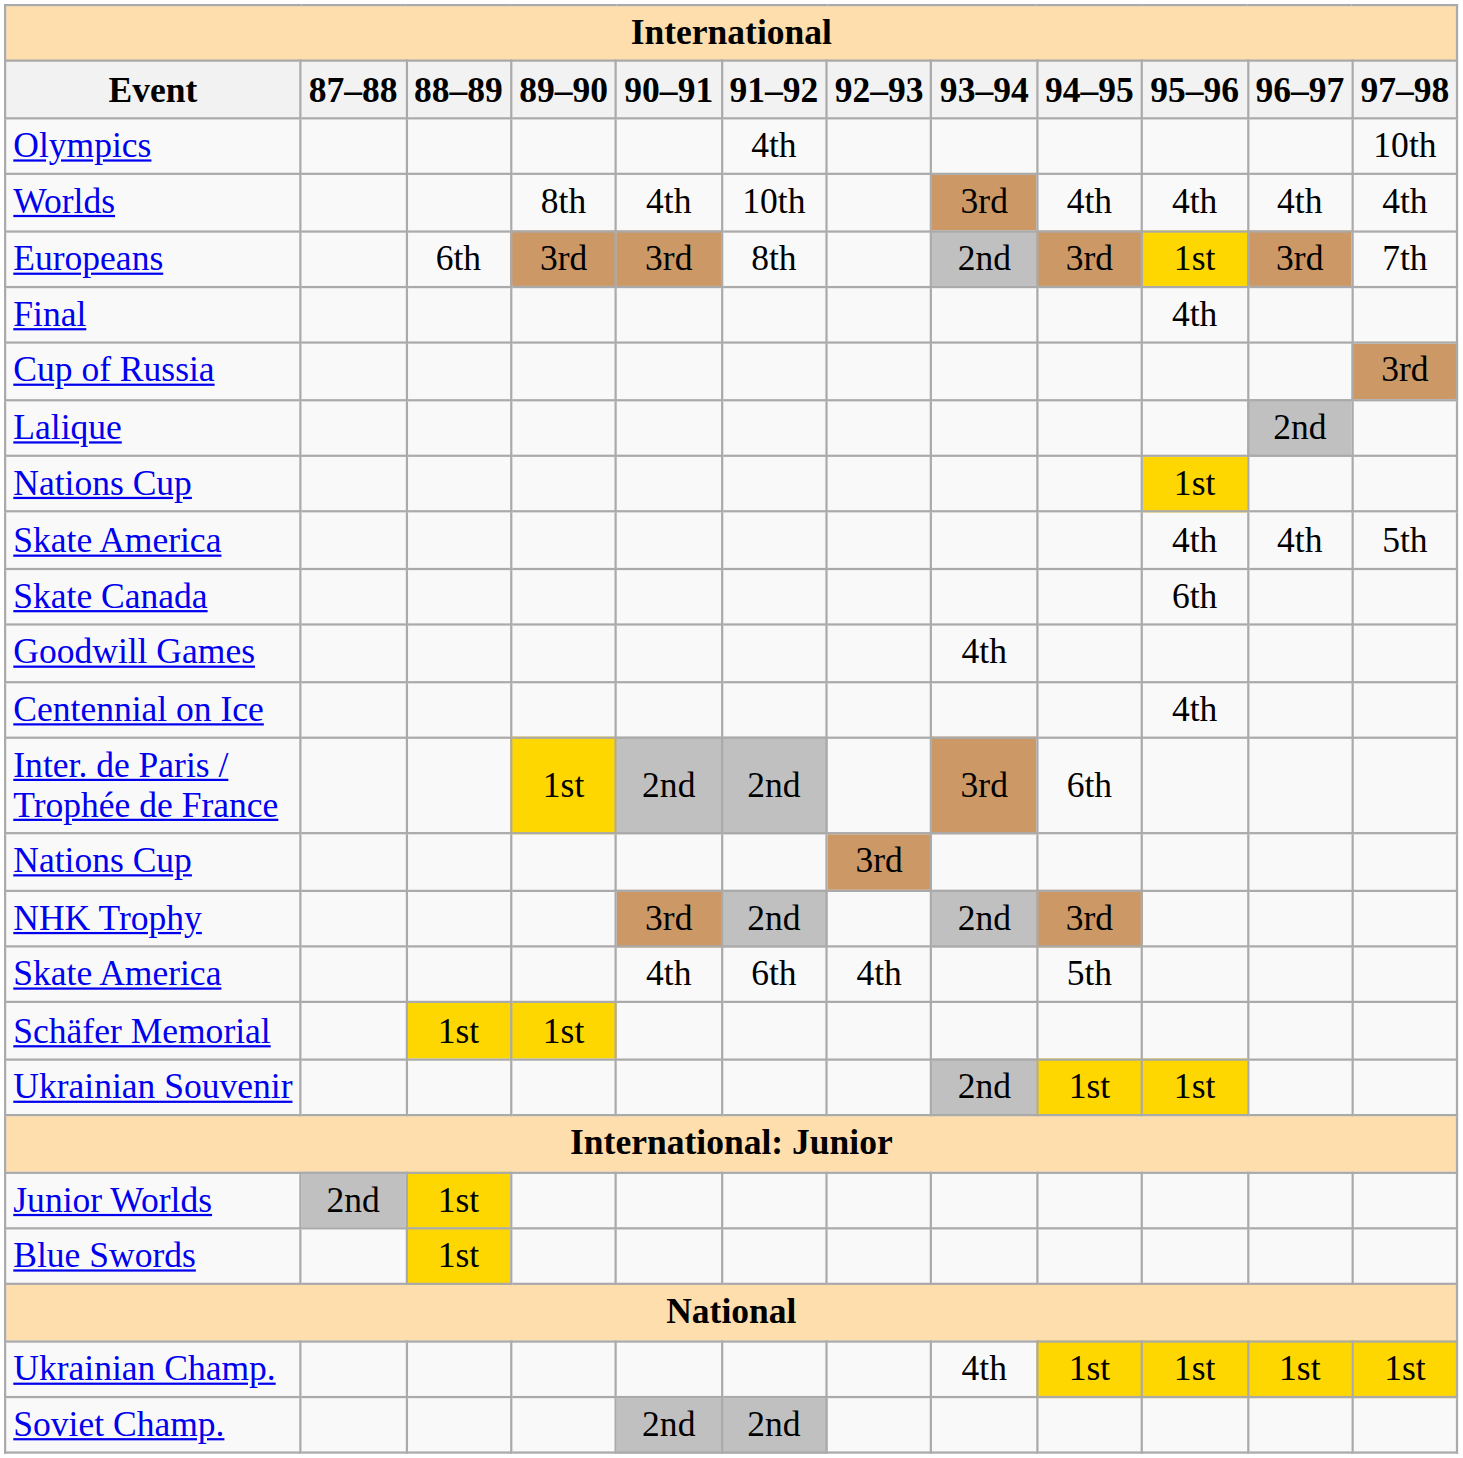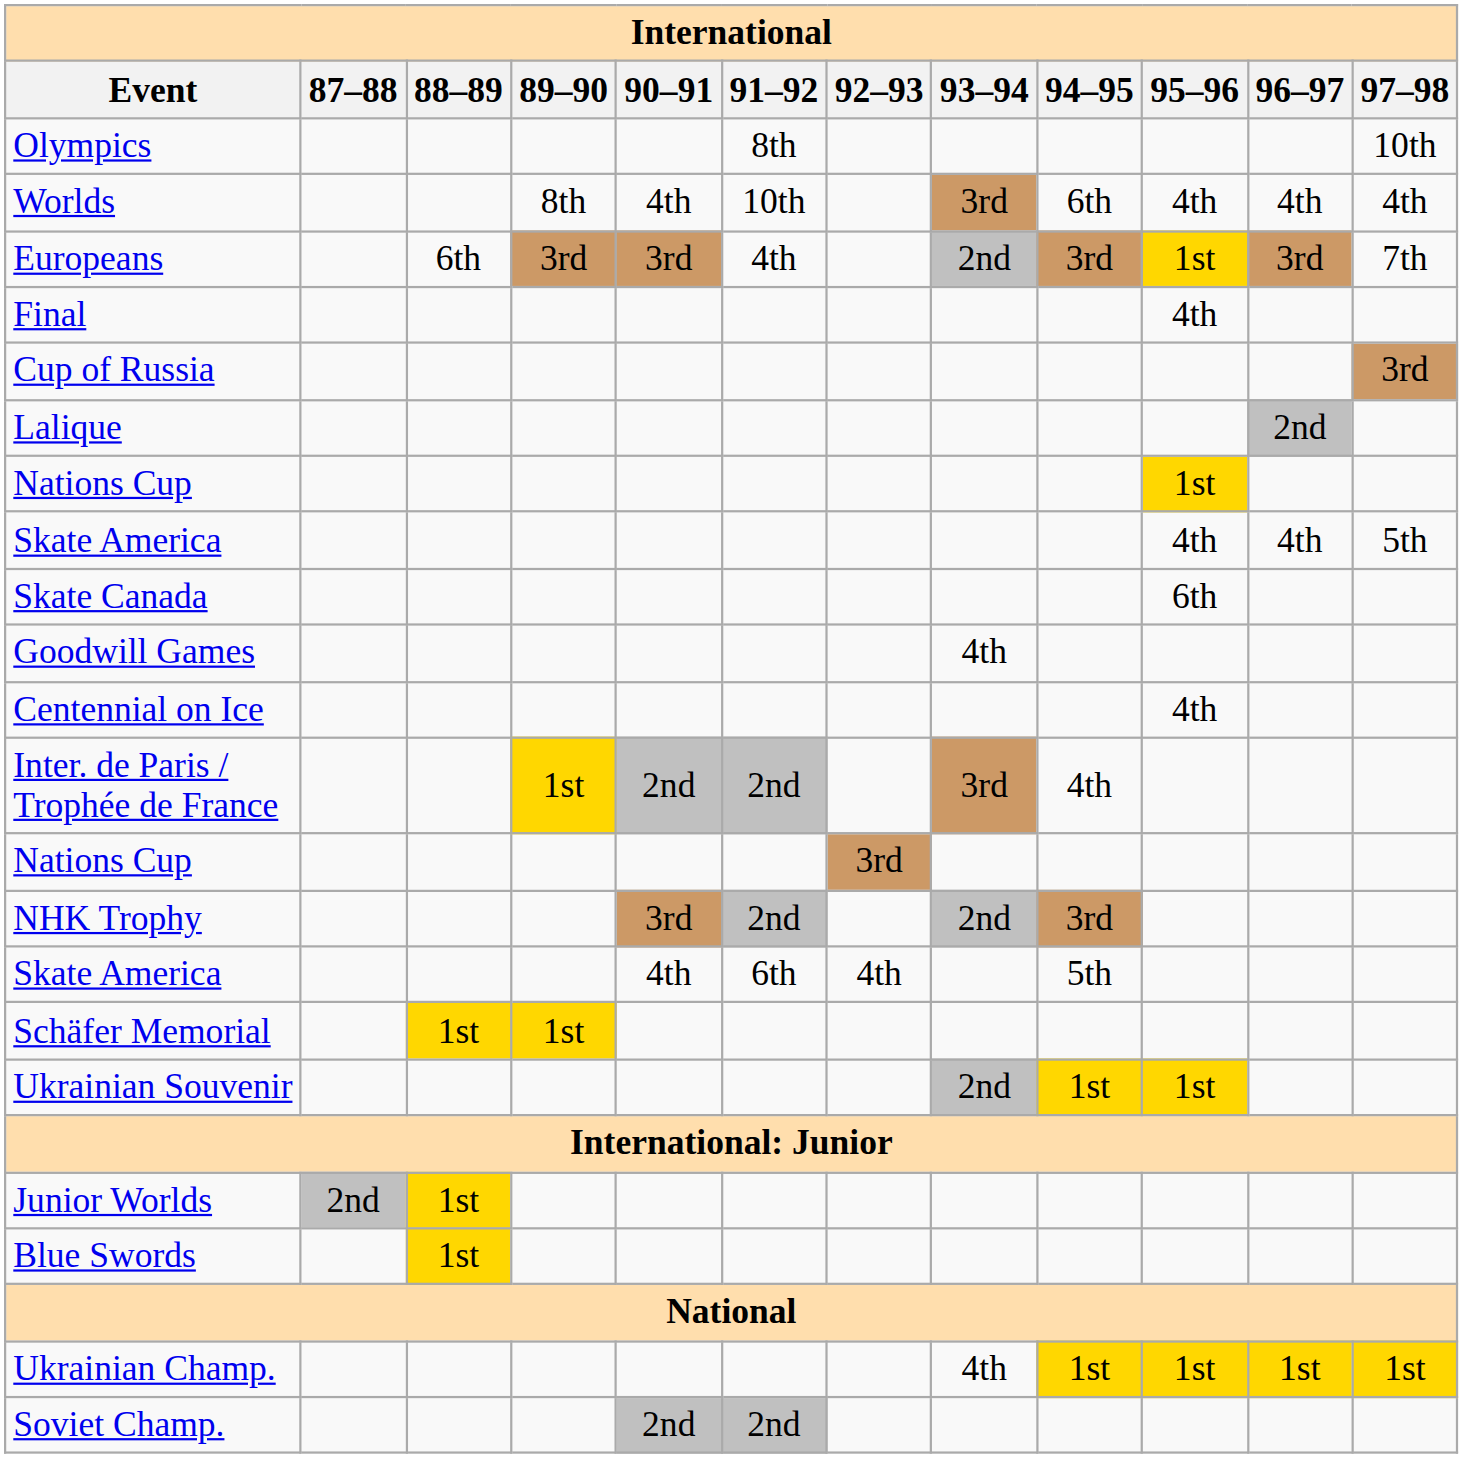(774, 145) 4th -> (774, 145) 8th
(1089, 201) 4th -> (1089, 201) 6th
(774, 257) 8th -> (774, 257) 4th
(1089, 784) 6th -> (1089, 784) 4th
